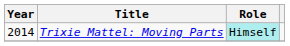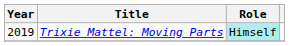(21, 32) 2014 -> (21, 32) 2019
